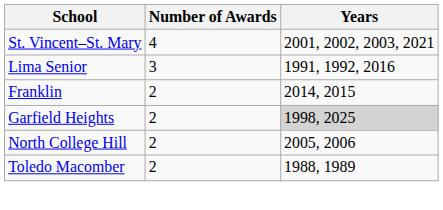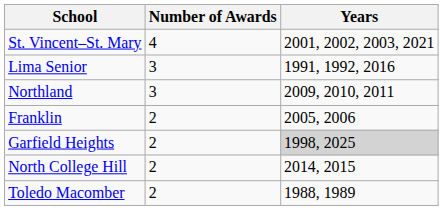+ row: (40, 92)
(320, 92) 2014, 2015 -> (320, 117) 2005, 2006
(320, 142) 2005, 2006 -> (320, 167) 2014, 2015
